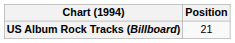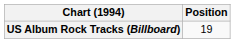(206, 30) 21 -> (206, 30) 19
